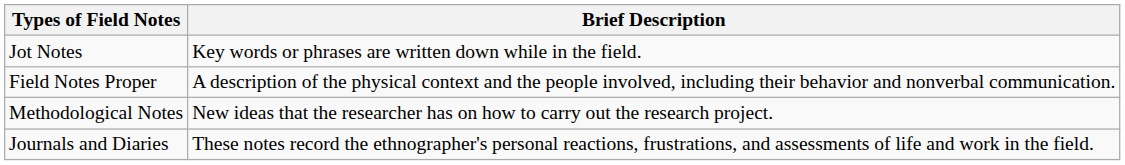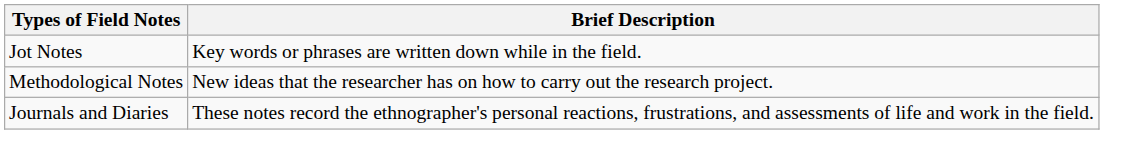- row: (83, 81)
